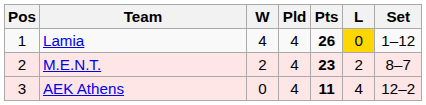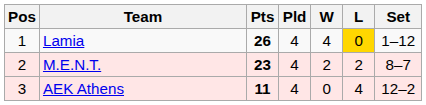columns swapped: (327, 17) <-> (263, 17)
